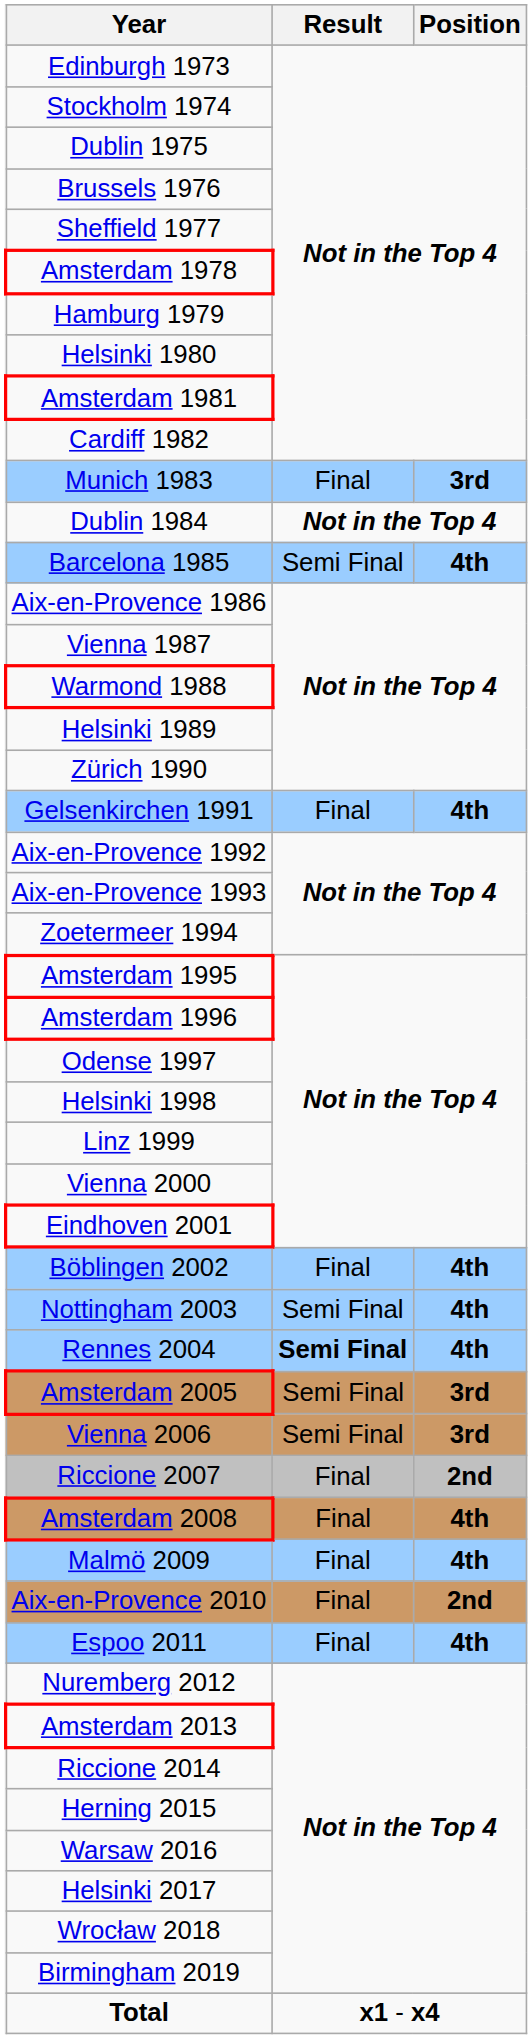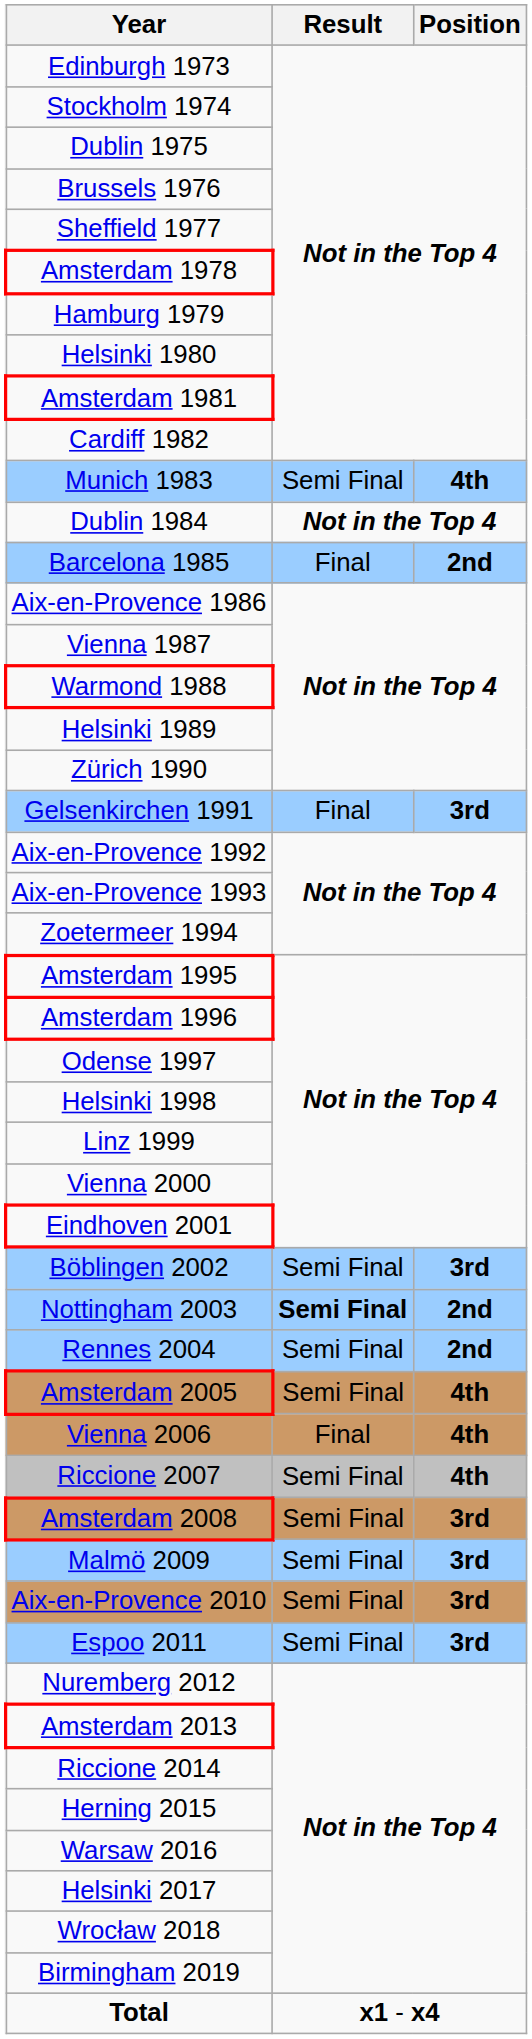(343, 480) Final -> (343, 480) Semi Final
(470, 480) 3rd -> (470, 480) 4th
(343, 562) Semi Final -> (343, 562) Final
(470, 562) 4th -> (470, 562) 2nd
(470, 810) 4th -> (470, 810) 3rd
(343, 1267) Final -> (343, 1267) Semi Final
(470, 1267) 4th -> (470, 1267) 3rd
(343, 1309) normal -> (343, 1309) bold
(470, 1309) 4th -> (470, 1309) 2nd
(343, 1350) bold -> (343, 1350) normal
(470, 1350) 4th -> (470, 1350) 2nd
(470, 1392) 3rd -> (470, 1392) 4th
(343, 1434) Semi Final -> (343, 1434) Final
(470, 1434) 3rd -> (470, 1434) 4th
(343, 1476) Final -> (343, 1476) Semi Final
(470, 1476) 2nd -> (470, 1476) 4th
(343, 1518) Final -> (343, 1518) Semi Final
(470, 1518) 4th -> (470, 1518) 3rd
(343, 1560) Final -> (343, 1560) Semi Final
(470, 1560) 4th -> (470, 1560) 3rd
(343, 1601) Final -> (343, 1601) Semi Final
(470, 1601) 2nd -> (470, 1601) 3rd
(343, 1642) Final -> (343, 1642) Semi Final
(470, 1642) 4th -> (470, 1642) 3rd
